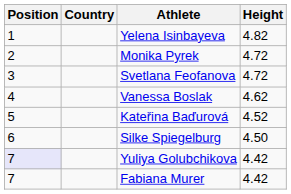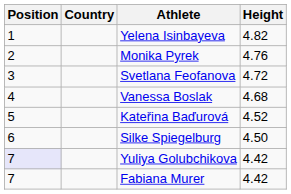(255, 55) 4.72 -> (255, 55) 4.76
(255, 96) 4.62 -> (255, 96) 4.68
